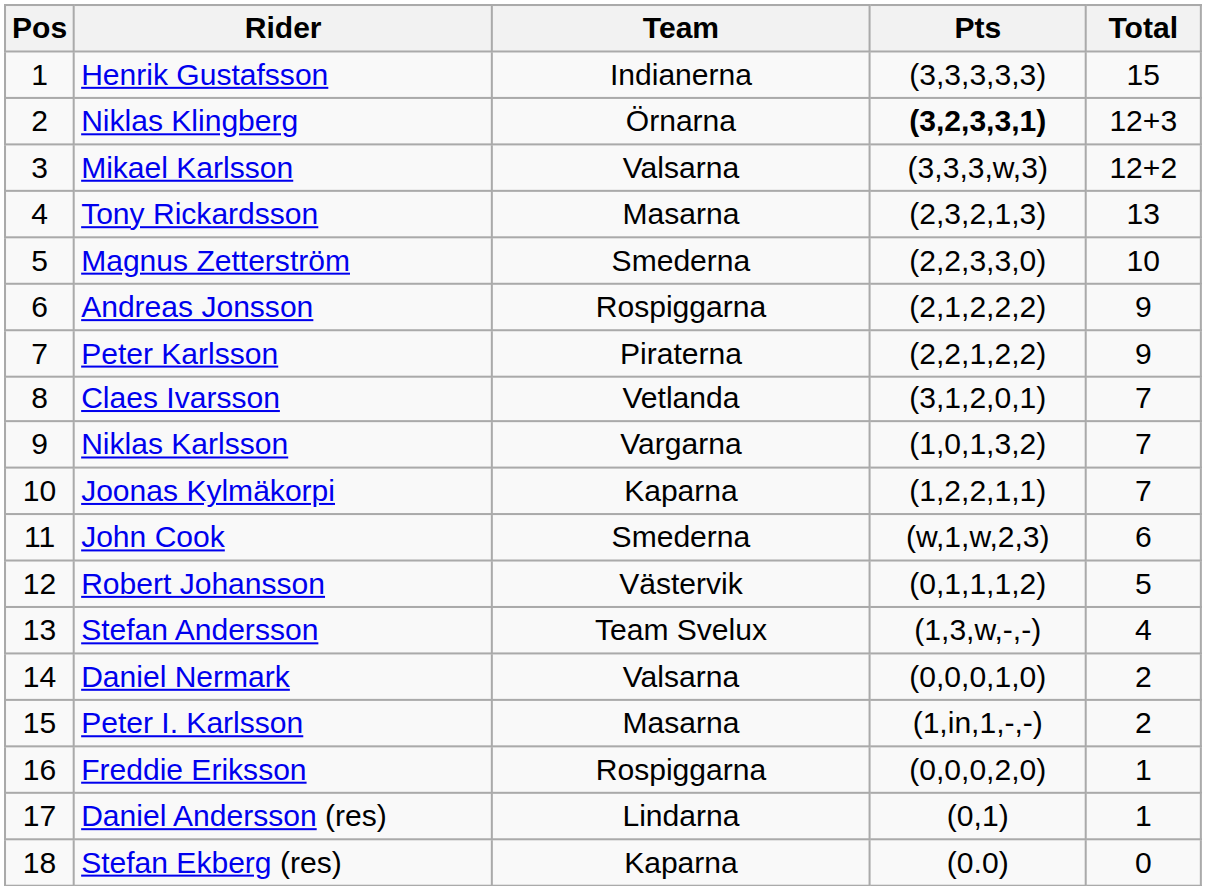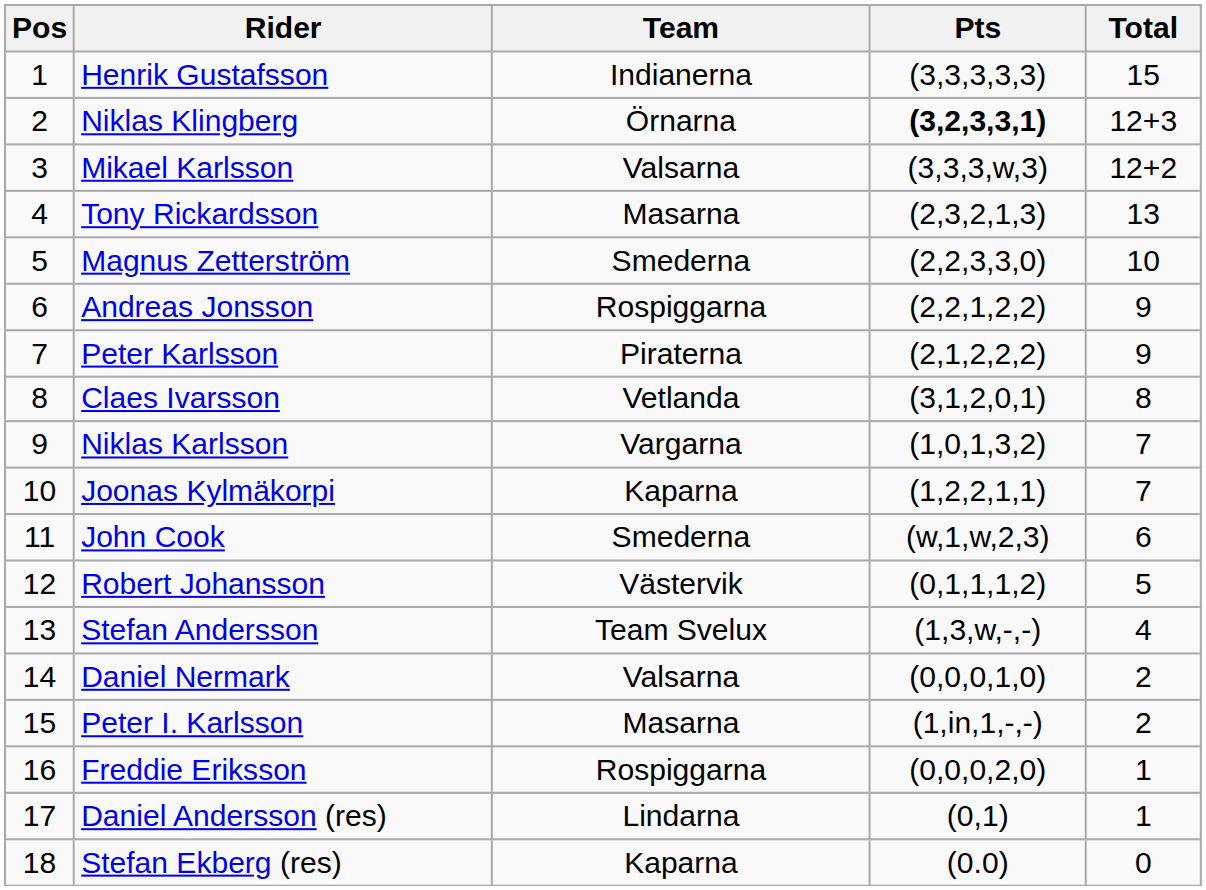(978, 306) (2,1,2,2,2) -> (978, 306) (2,2,1,2,2)
(978, 352) (2,2,1,2,2) -> (978, 352) (2,1,2,2,2)
(1143, 399) 7 -> (1143, 399) 8
